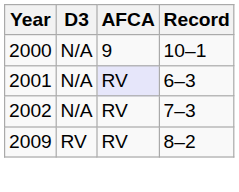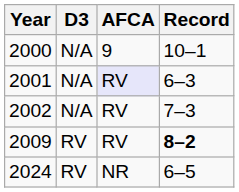(180, 141) normal -> (180, 141) bold
+ row: (30, 171)
